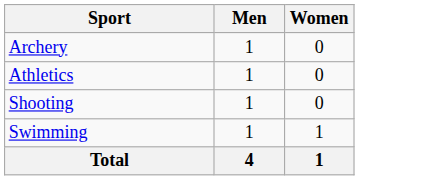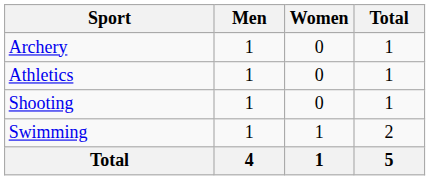+ column: (389, 18)
